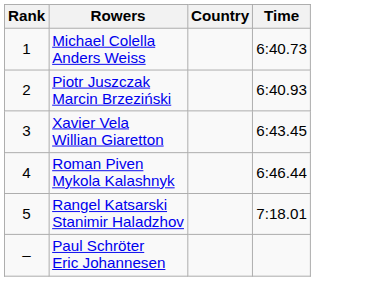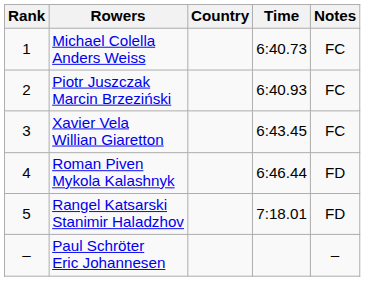+ column: (335, 16)
